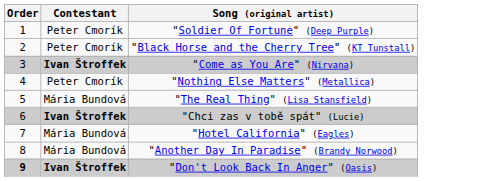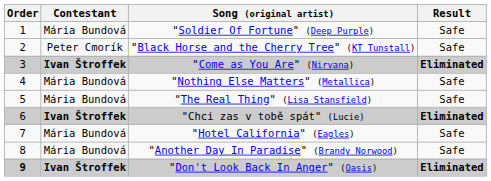+ column: (452, 13)
(85, 30) Peter Cmorík -> (85, 30) Mária Bundová
(85, 82) Peter Cmorík -> (85, 82) Mária Bundová
